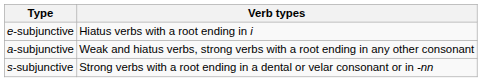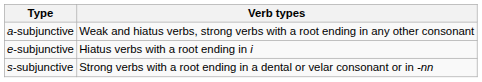rows swapped: (40, 49) <-> (40, 31)
